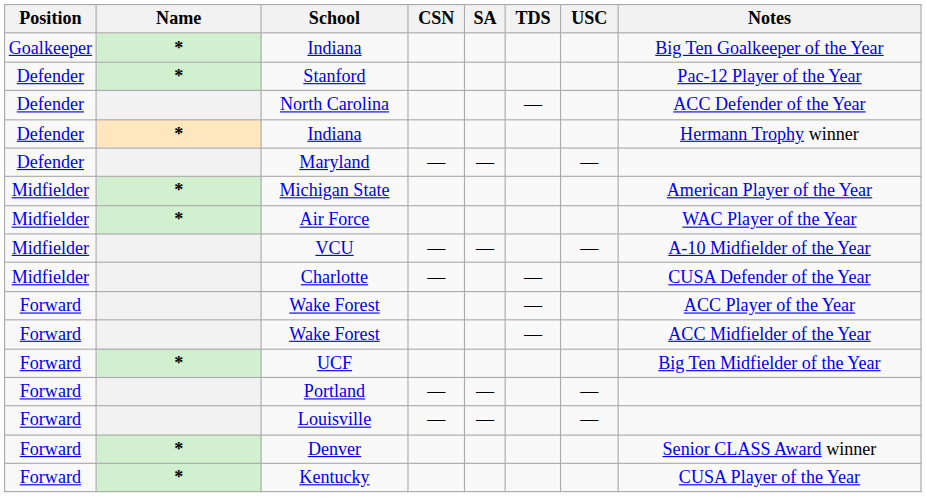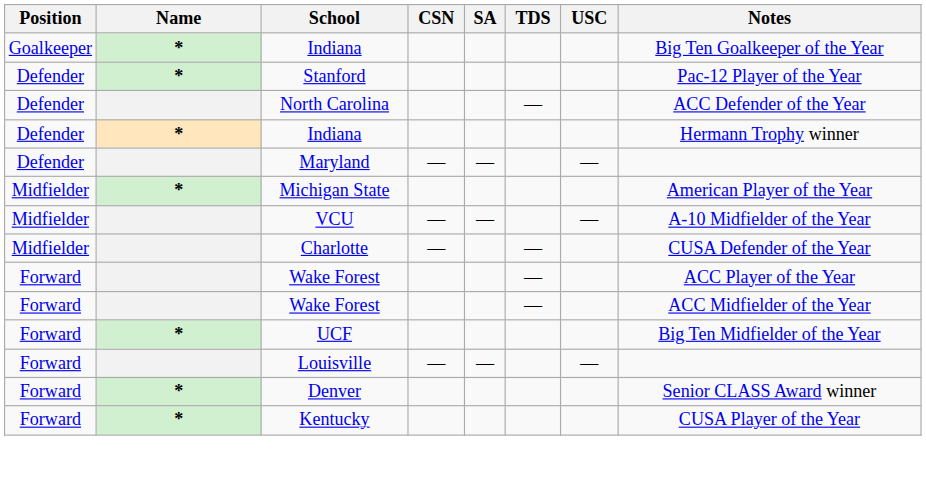- row: (50, 219)
- row: (50, 391)
